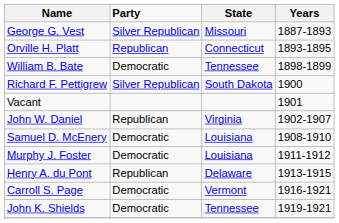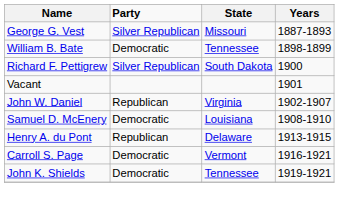- row: (43, 48)
- row: (49, 155)
